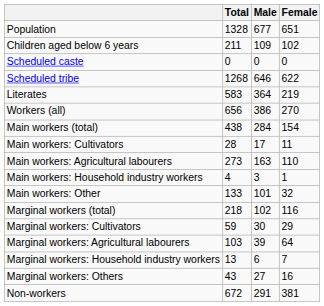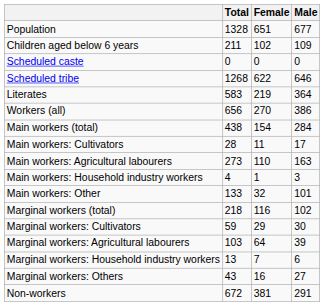columns swapped: (265, 12) <-> (300, 12)
